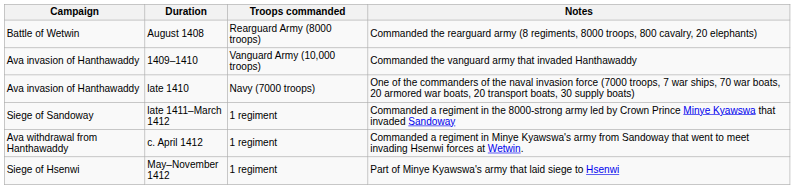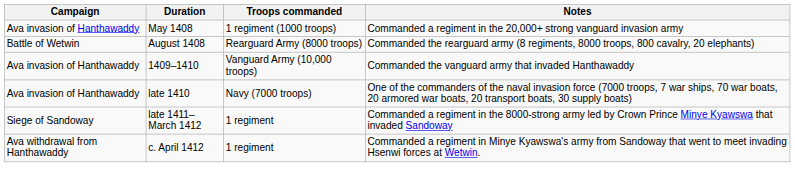+ row: (170, 28)
- row: (183, 170)
